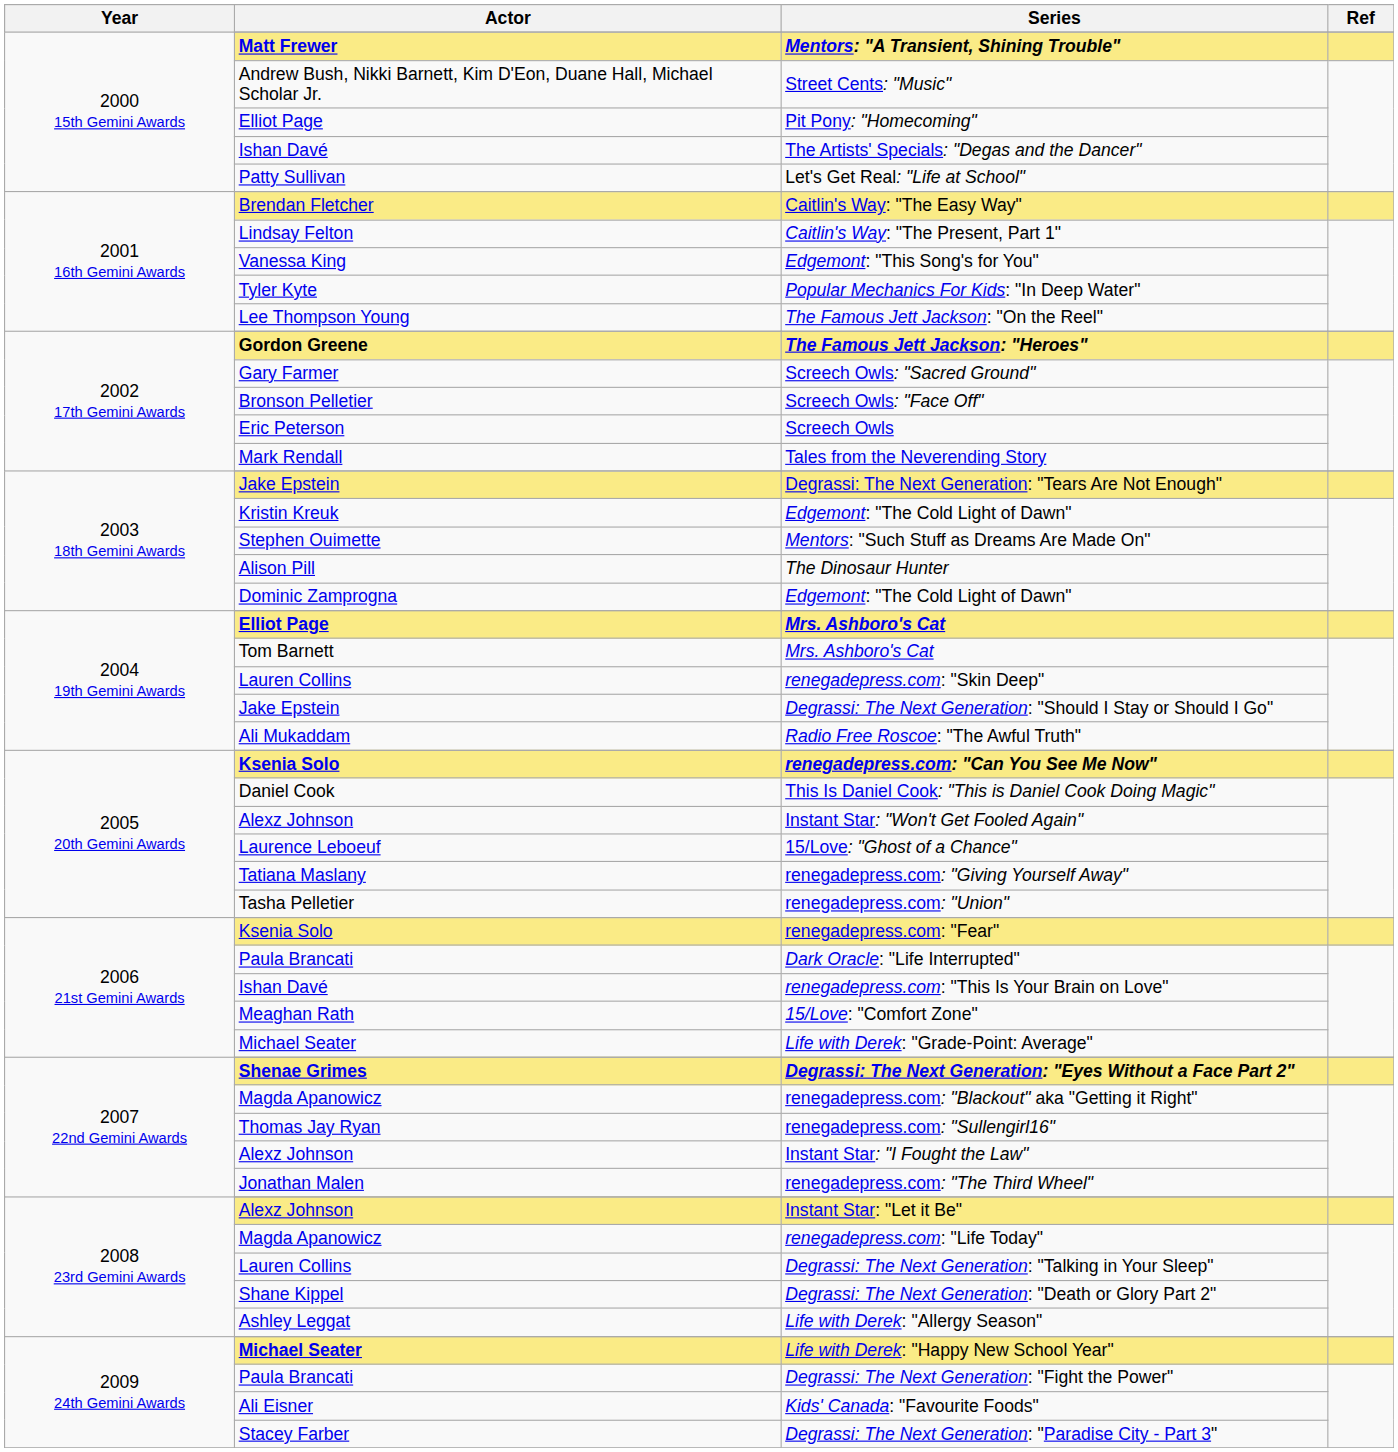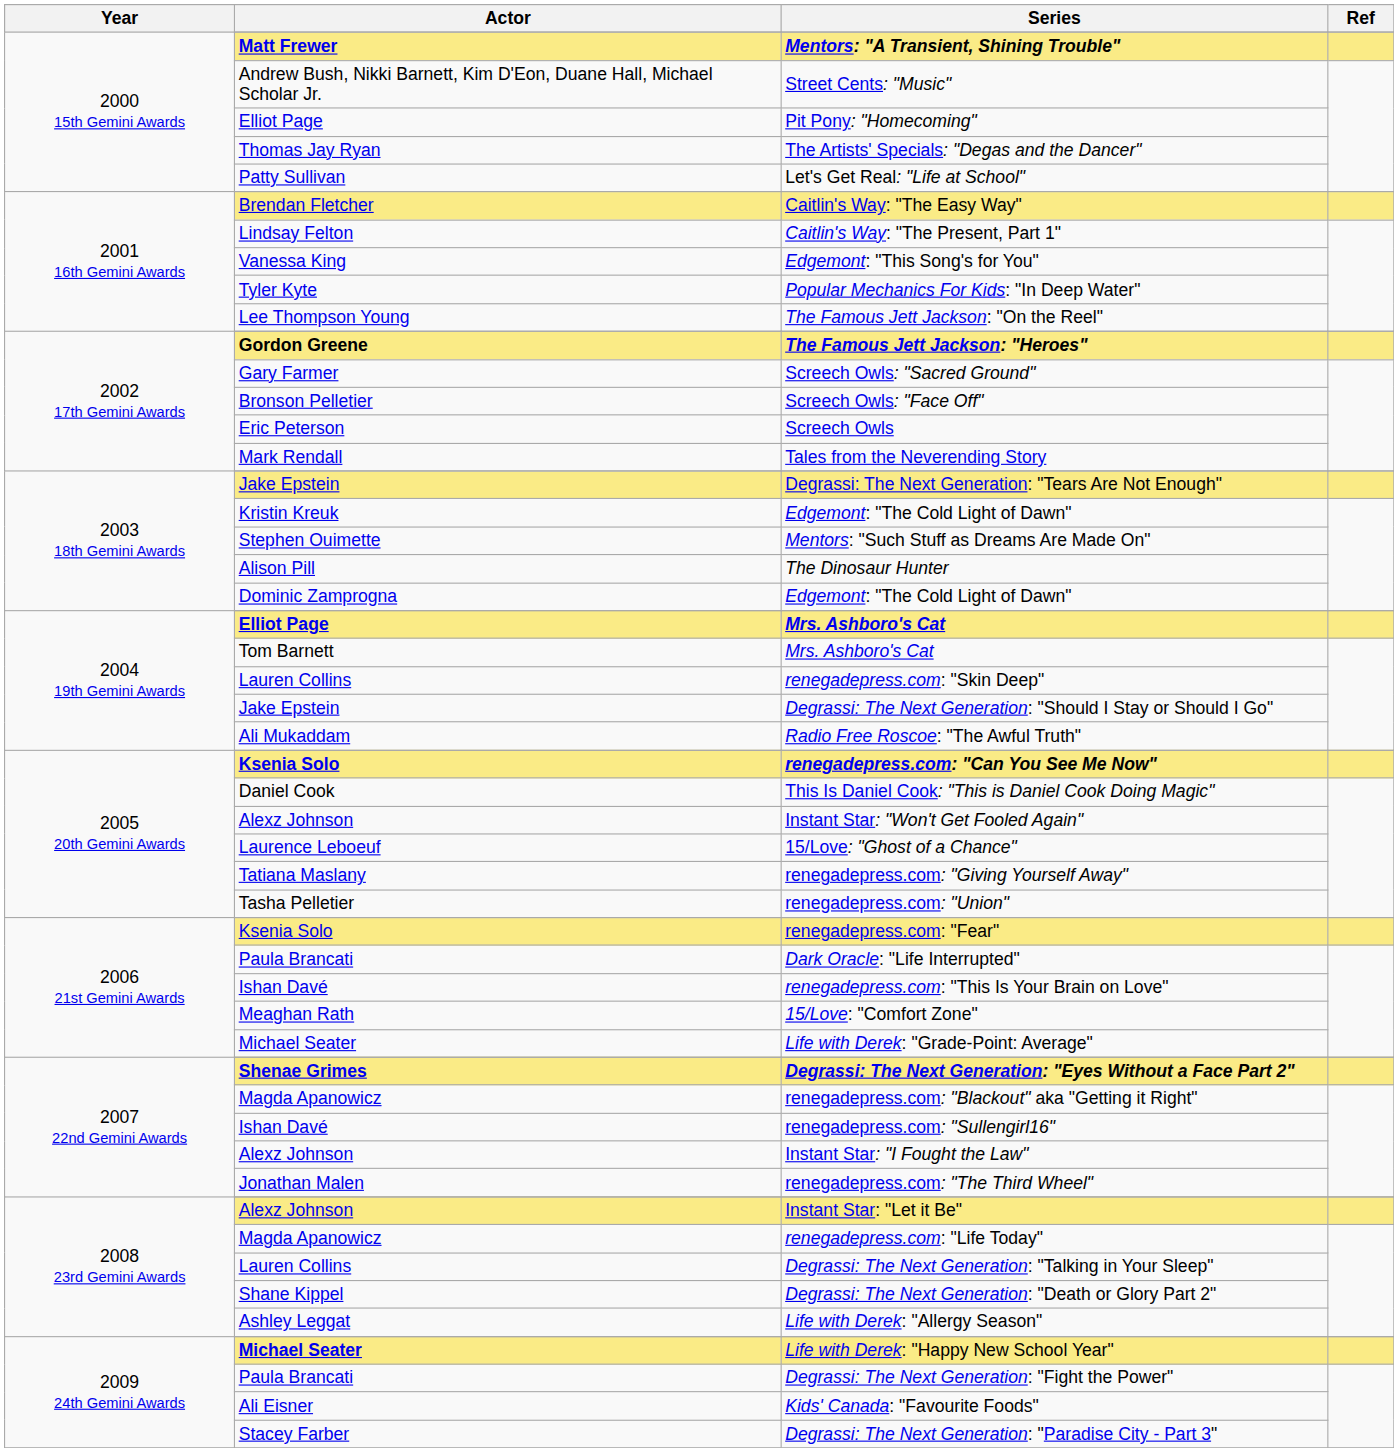(283, 149) Ishan Davé -> (310, 149) Thomas Jay Ryan
(310, 1126) Thomas Jay Ryan -> (283, 1126) Ishan Davé
